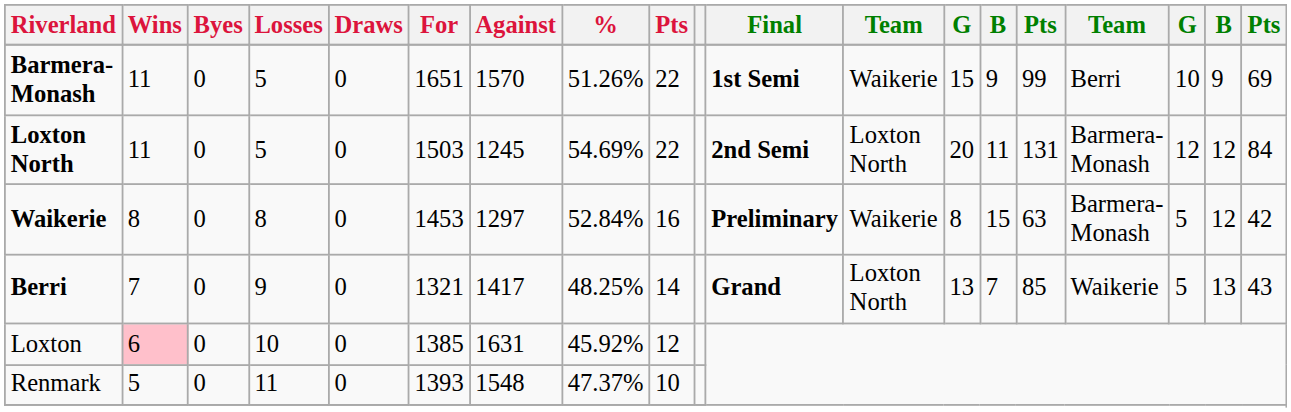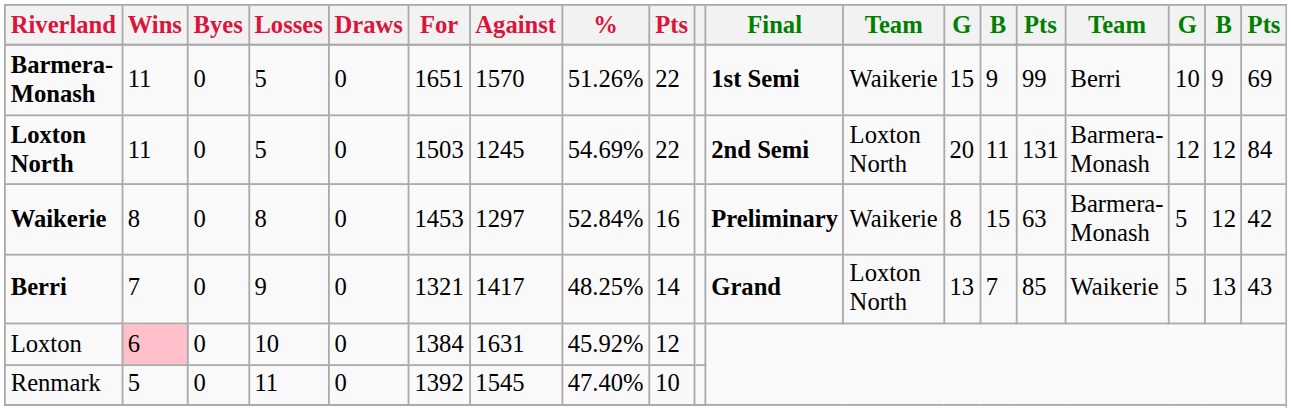(439, 343) 1385 -> (439, 343) 1384
(439, 383) 1393 -> (439, 383) 1392
(500, 383) 1548 -> (500, 383) 1545
(606, 383) 47.37% -> (606, 383) 47.40%
